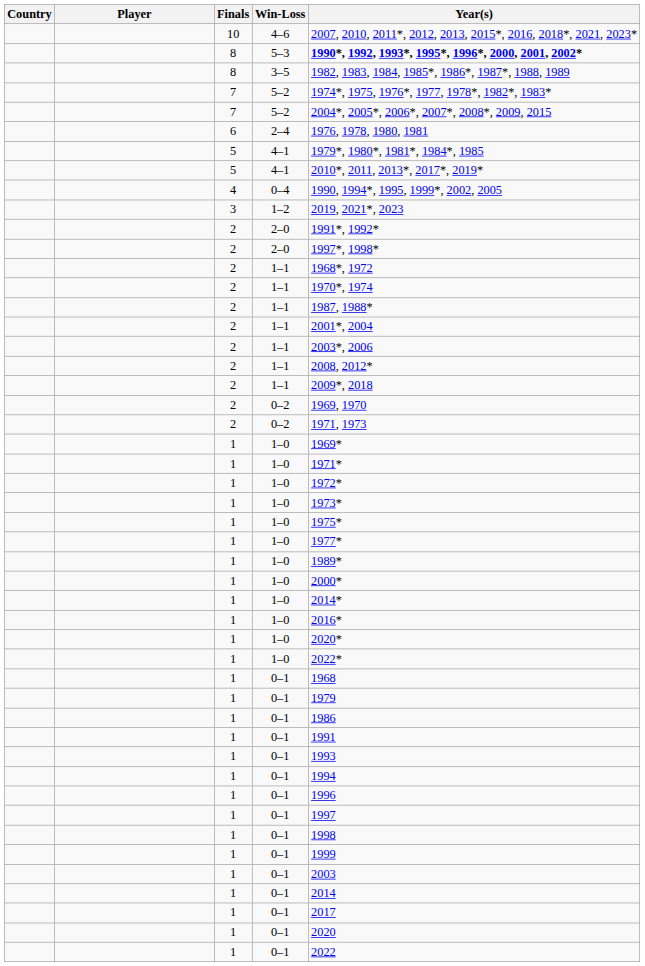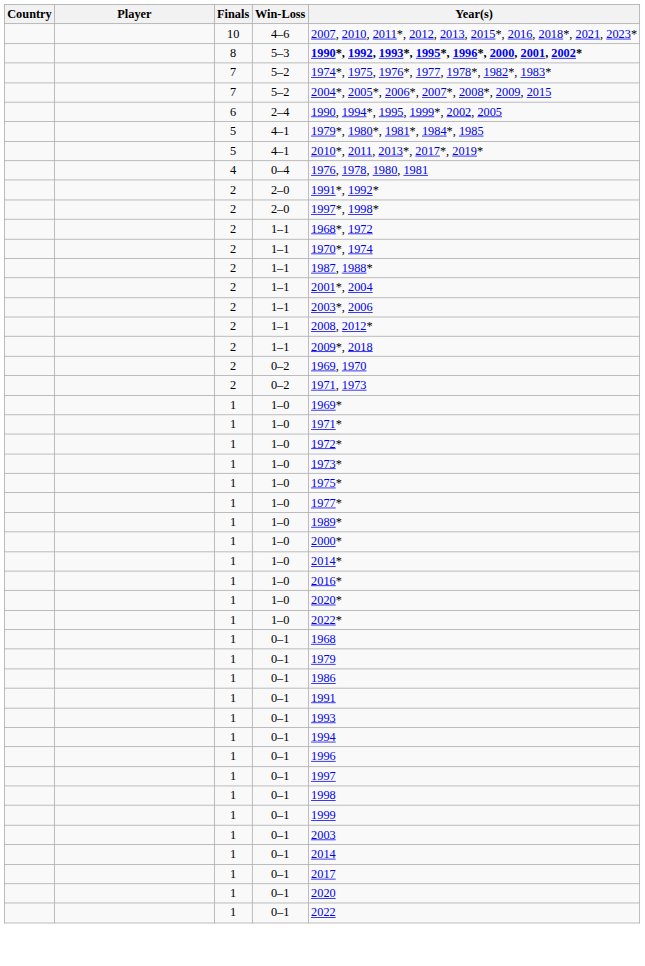- row: (233, 72)
(370, 131) 1976, 1978, 1980, 1981 -> (407, 111) 1990, 1994*, 1995, 1999*, 2002, 2005
(407, 190) 1990, 1994*, 1995, 1999*, 2002, 2005 -> (370, 170) 1976, 1978, 1980, 1981
- row: (233, 209)
